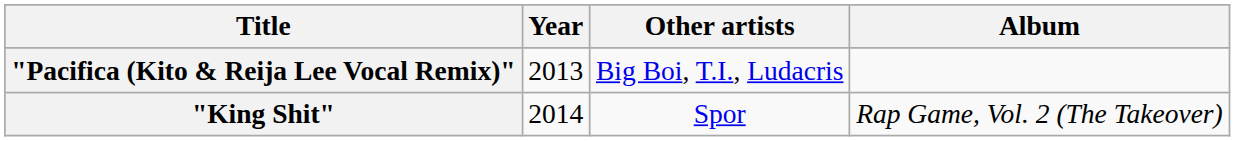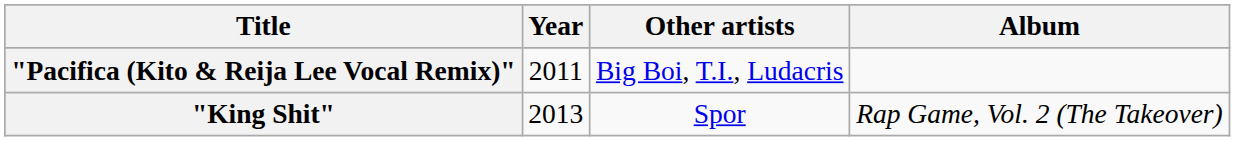(556, 69) 2013 -> (556, 69) 2011
(556, 113) 2014 -> (556, 113) 2013
